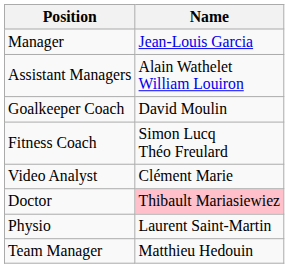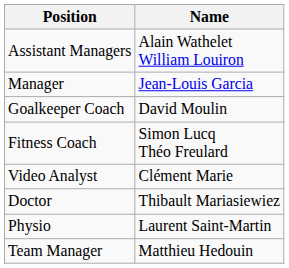rows swapped: (36, 41) <-> (70, 75)
(209, 201) pink background -> (209, 201) no background
